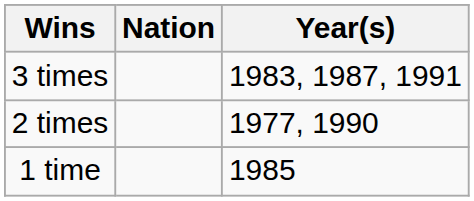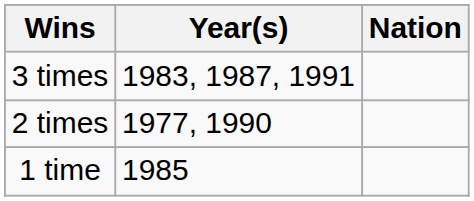columns swapped: (169, 28) <-> (345, 28)
